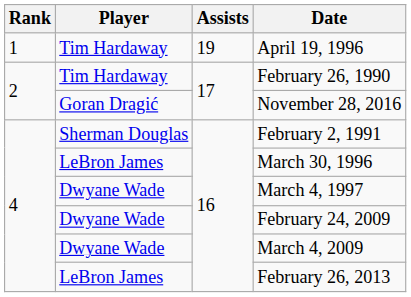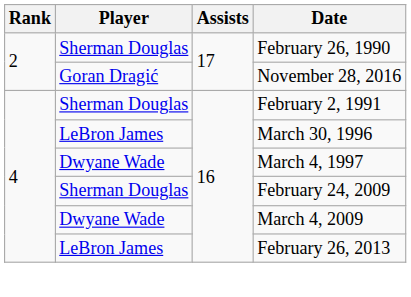- row: (310, 47)
(113, 76) Tim Hardaway -> (124, 47) Sherman Douglas
(112, 219) Dwyane Wade -> (124, 190) Sherman Douglas
